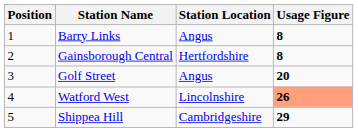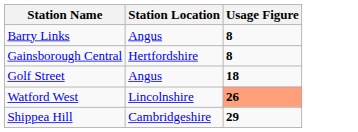- column: (30, 14)
(283, 76) 20 -> (232, 76) 18
